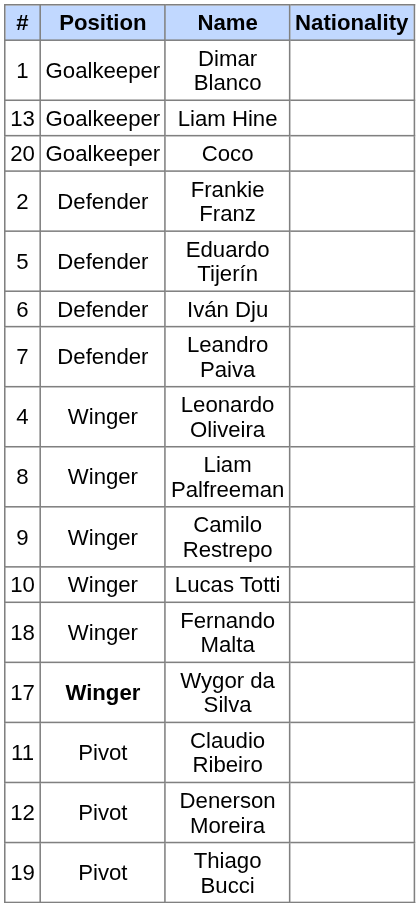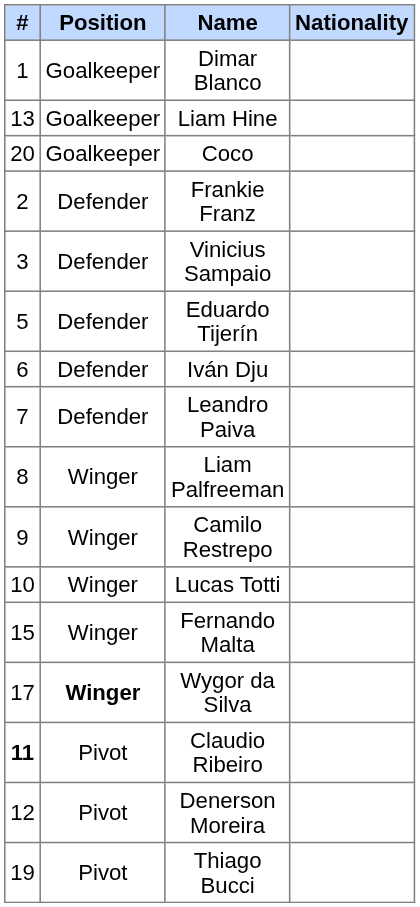+ row: (228, 261)
- row: (228, 417)
(22, 632) 18 -> (22, 632) 15
(22, 752) normal -> (22, 752) bold
